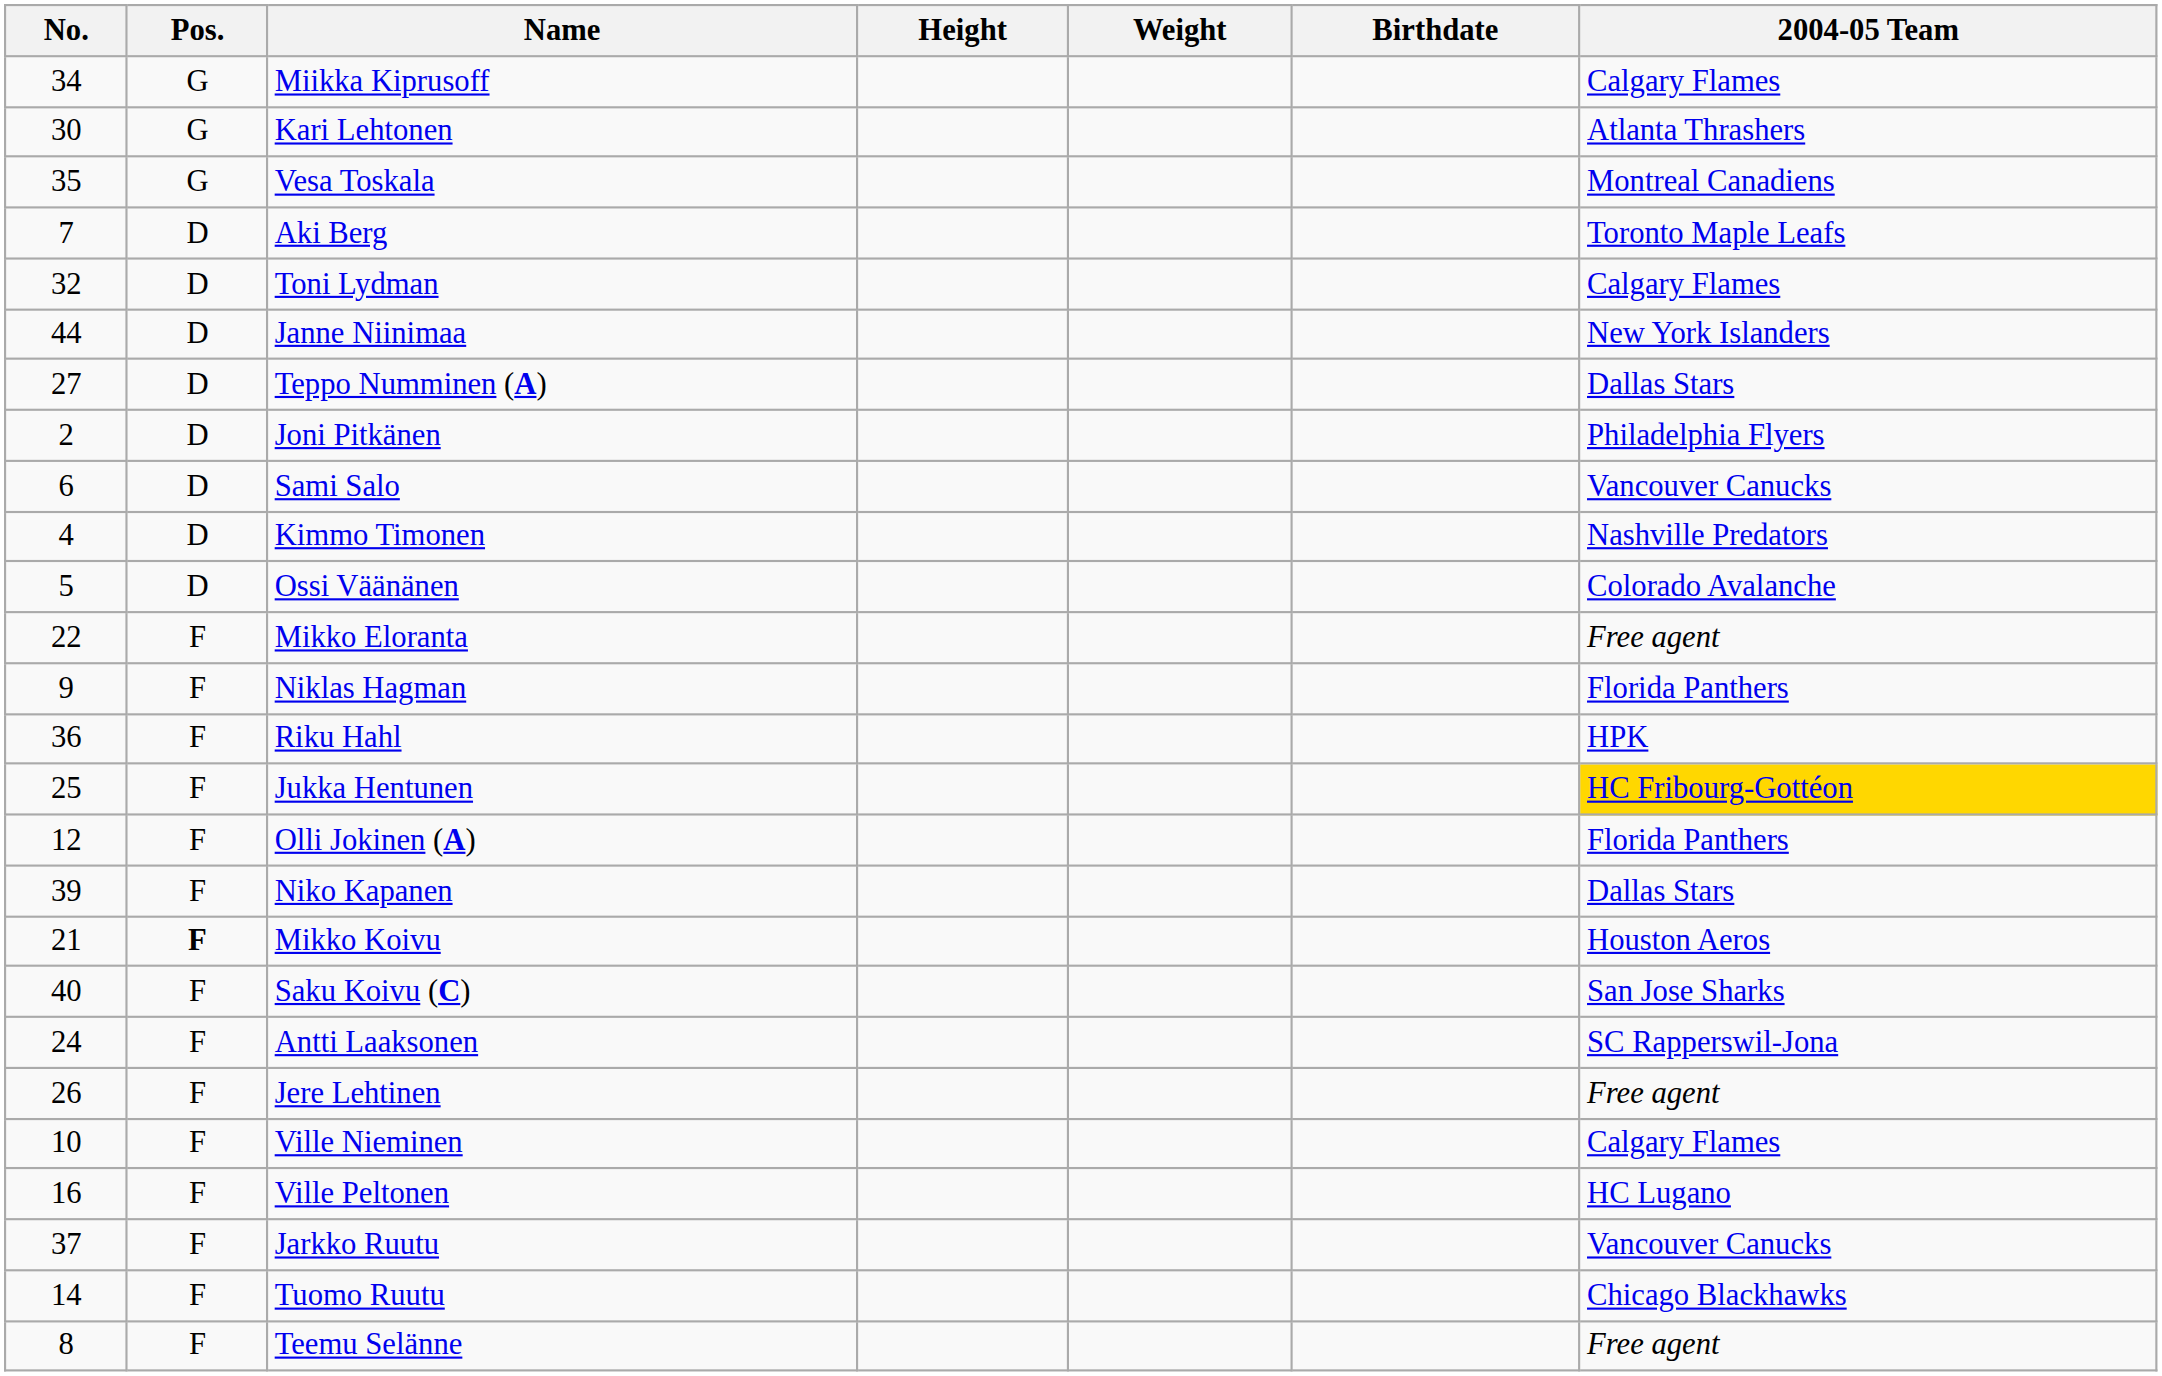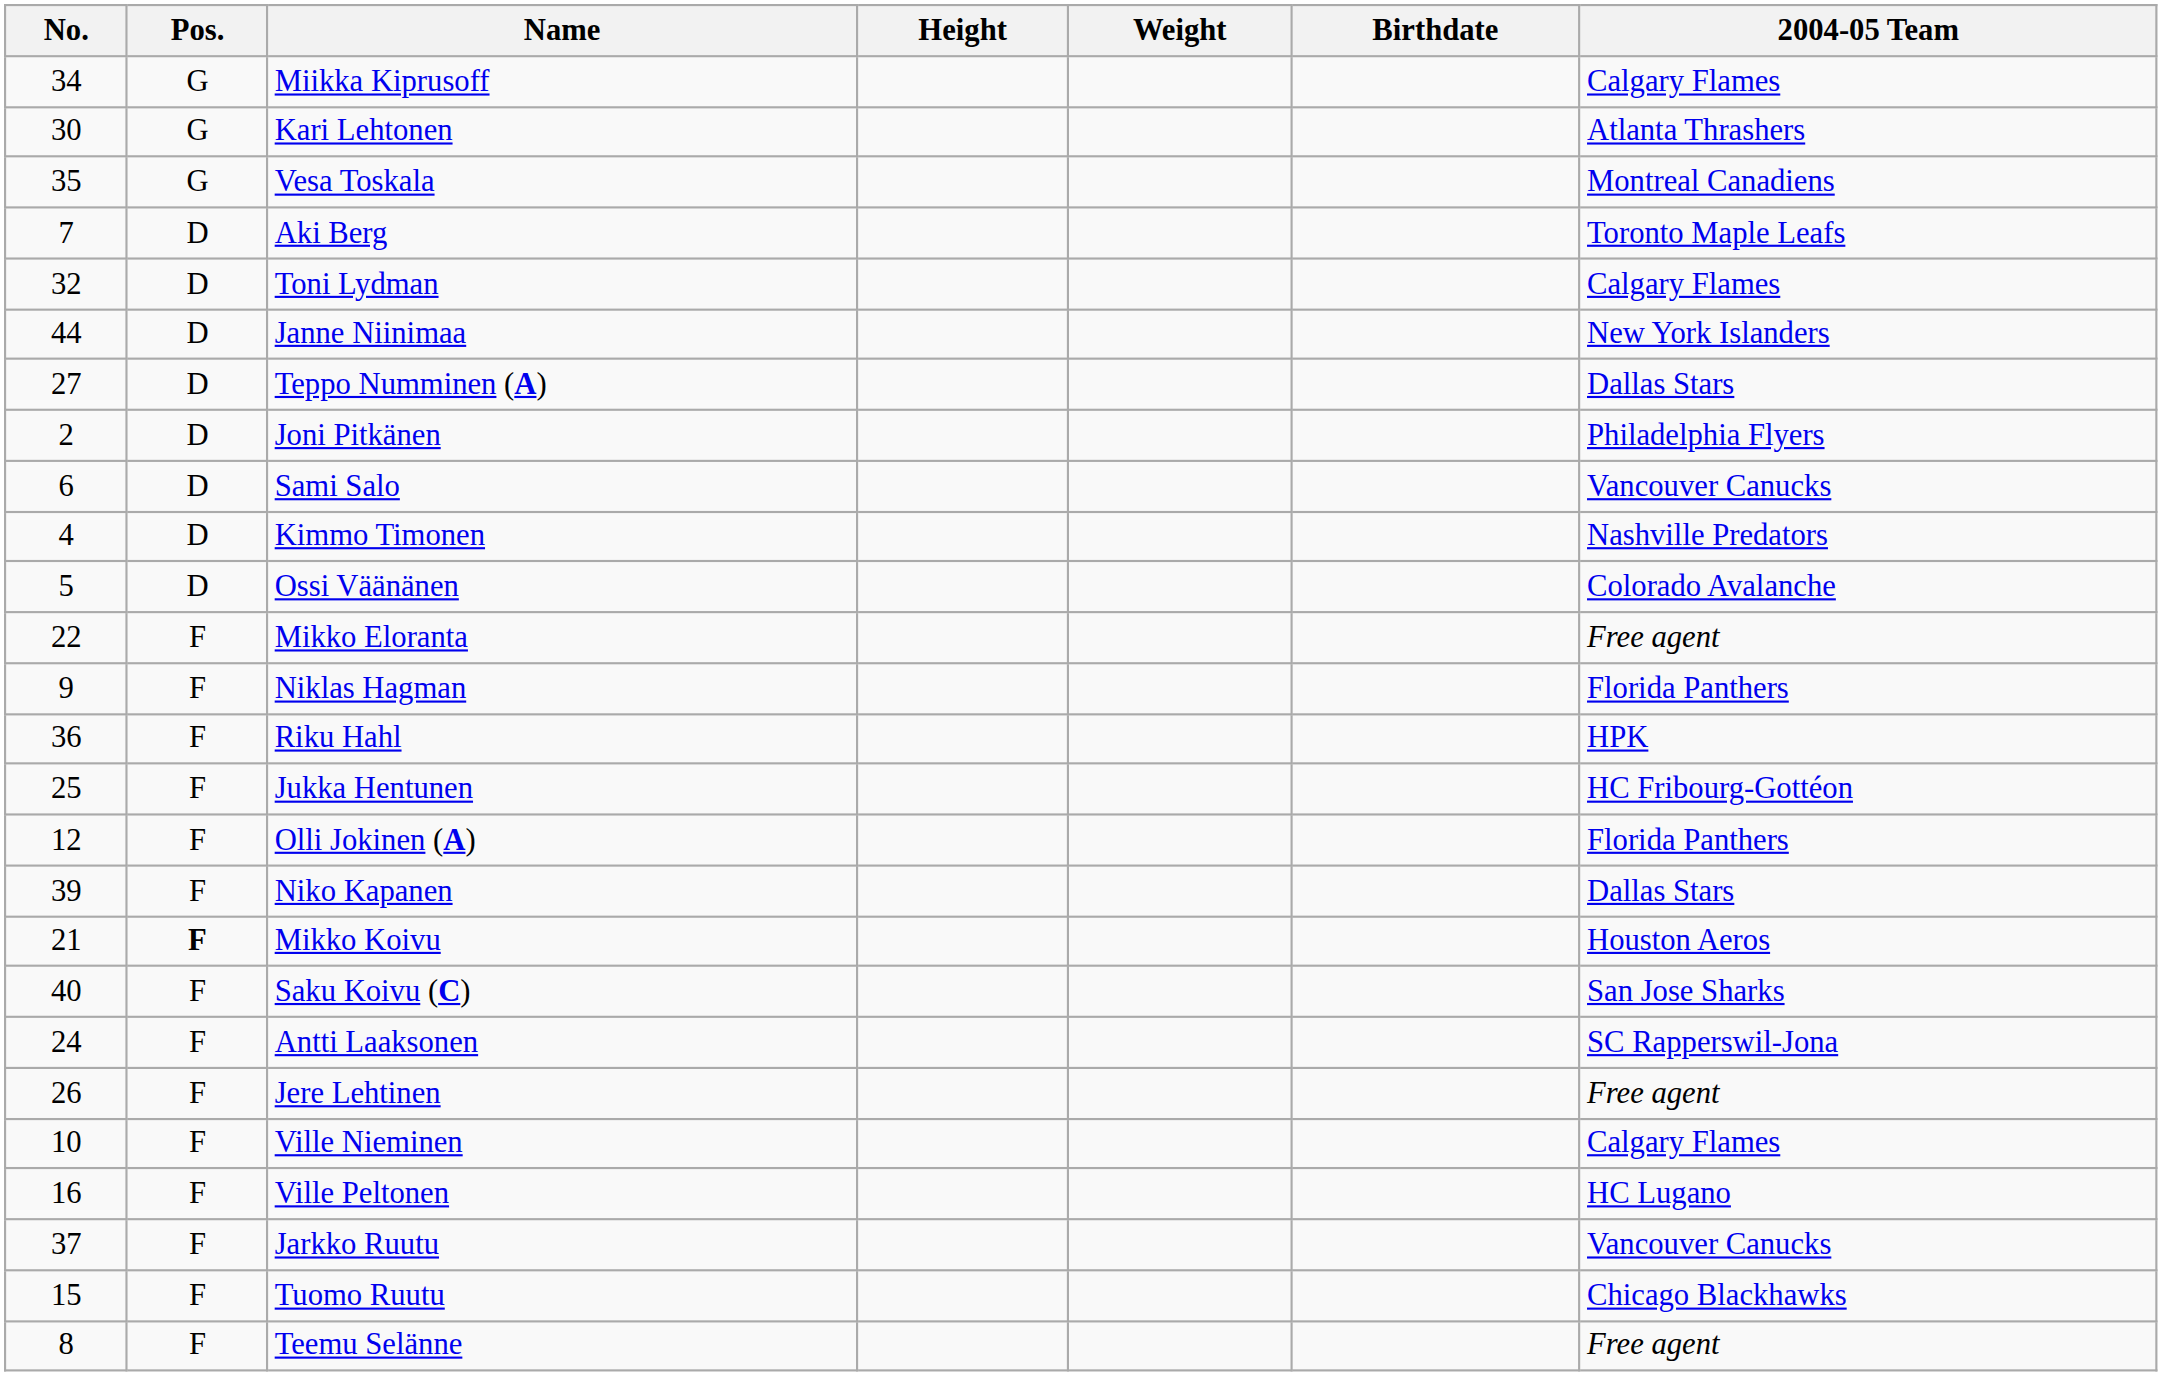(1720, 788) gold background -> (1720, 788) no background
(66, 1294) 14 -> (66, 1294) 15
